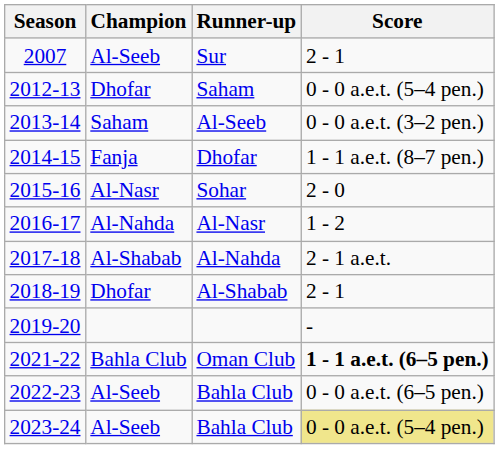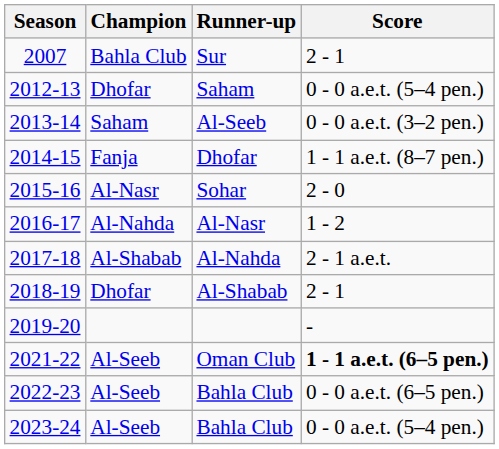(125, 55) Al-Seeb -> (138, 55) Bahla Club
(138, 358) Bahla Club -> (125, 358) Al-Seeb
(395, 426) khaki background -> (395, 426) no background
